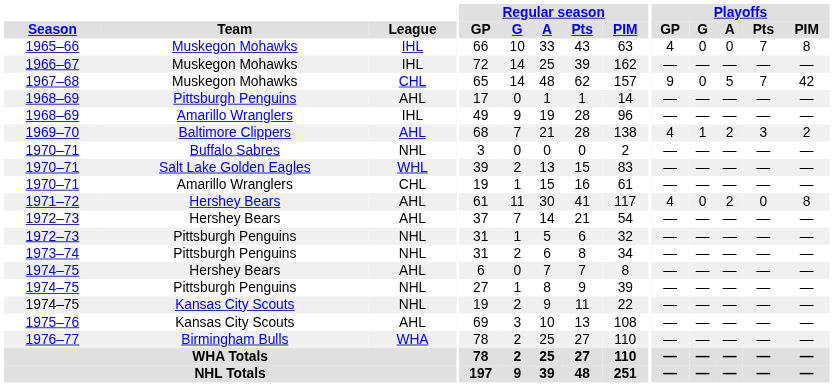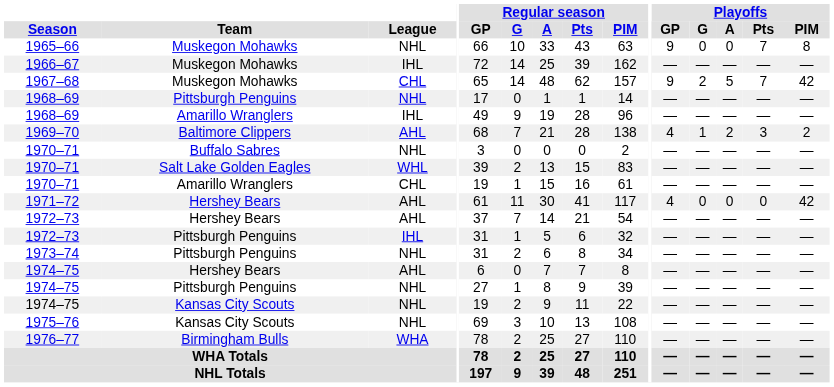(412, 47) IHL -> (412, 47) NHL
(670, 47) 4 -> (670, 47) 9
(703, 81) 0 -> (703, 81) 2
(412, 98) AHL -> (412, 98) NHL
(730, 201) 2 -> (730, 201) 0
(807, 201) 8 -> (807, 201) 42
(412, 236) NHL -> (412, 236) IHL
(412, 322) AHL -> (412, 322) NHL
